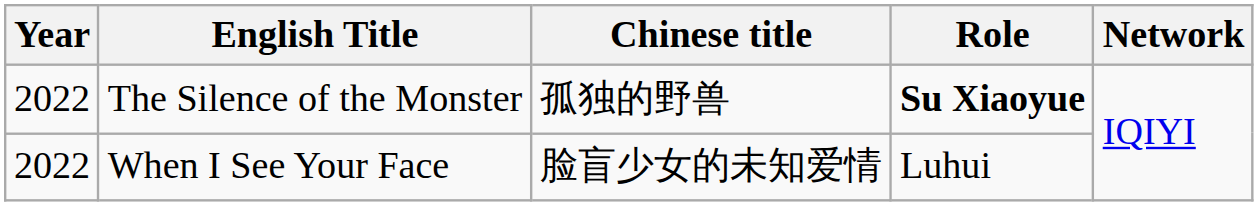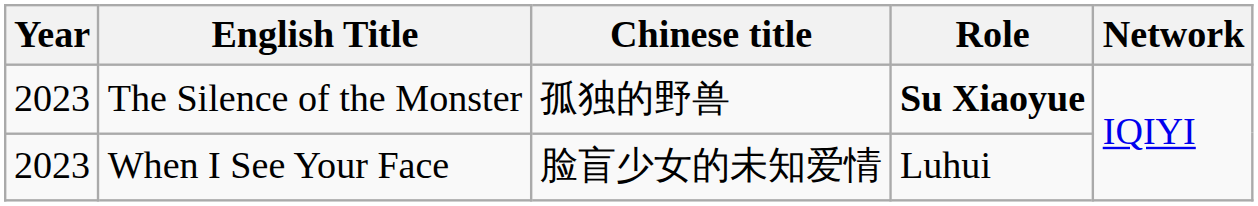(52, 98) 2022 -> (52, 98) 2023
(52, 166) 2022 -> (52, 166) 2023
